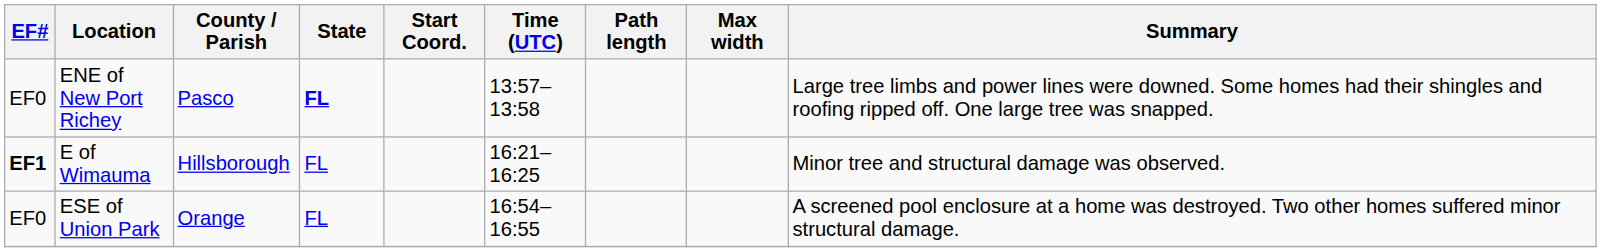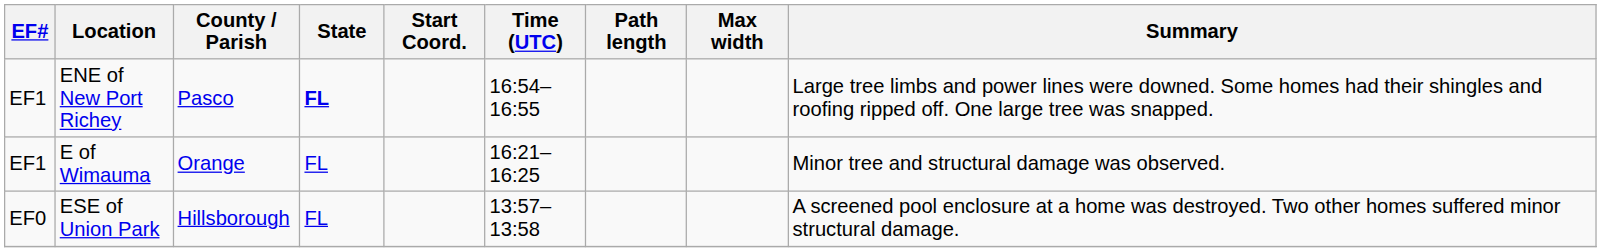(28, 97) EF0 -> (28, 97) EF1
(520, 97) 13:57–13:58 -> (520, 97) 16:54–16:55
(28, 163) bold -> (28, 163) normal
(234, 163) Hillsborough -> (211, 163) Orange
(211, 218) Orange -> (234, 218) Hillsborough
(520, 218) 16:54–16:55 -> (520, 218) 13:57–13:58
